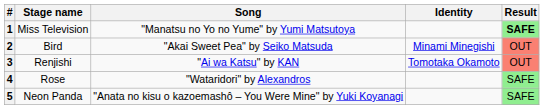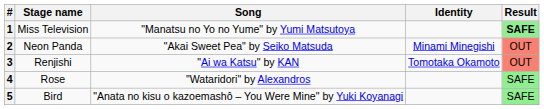(53, 46) Bird -> (53, 46) Neon Panda
(53, 96) Neon Panda -> (53, 96) Bird
